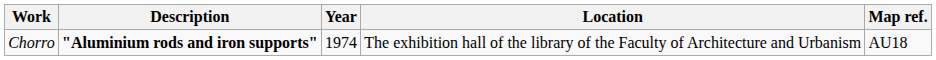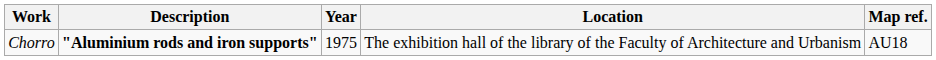(341, 42) 1974 -> (341, 42) 1975
